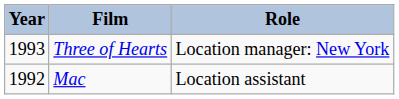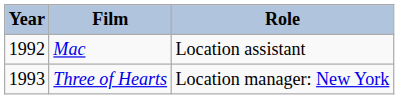rows swapped: (69, 79) <-> (110, 49)
